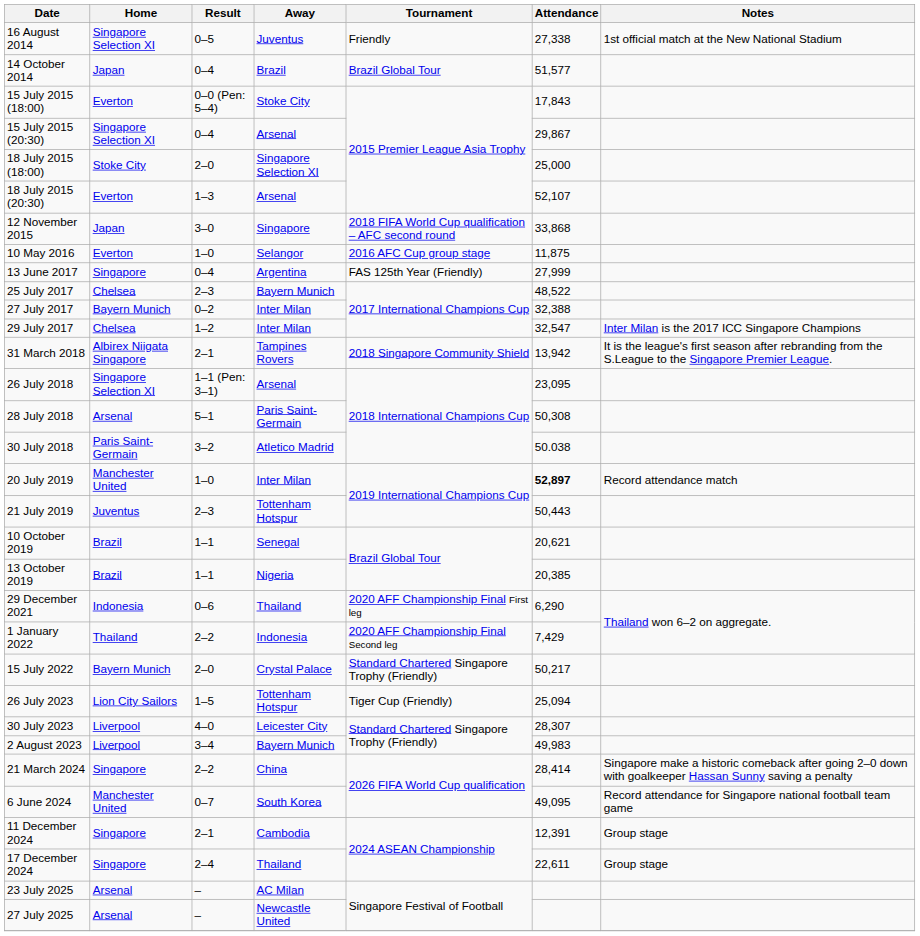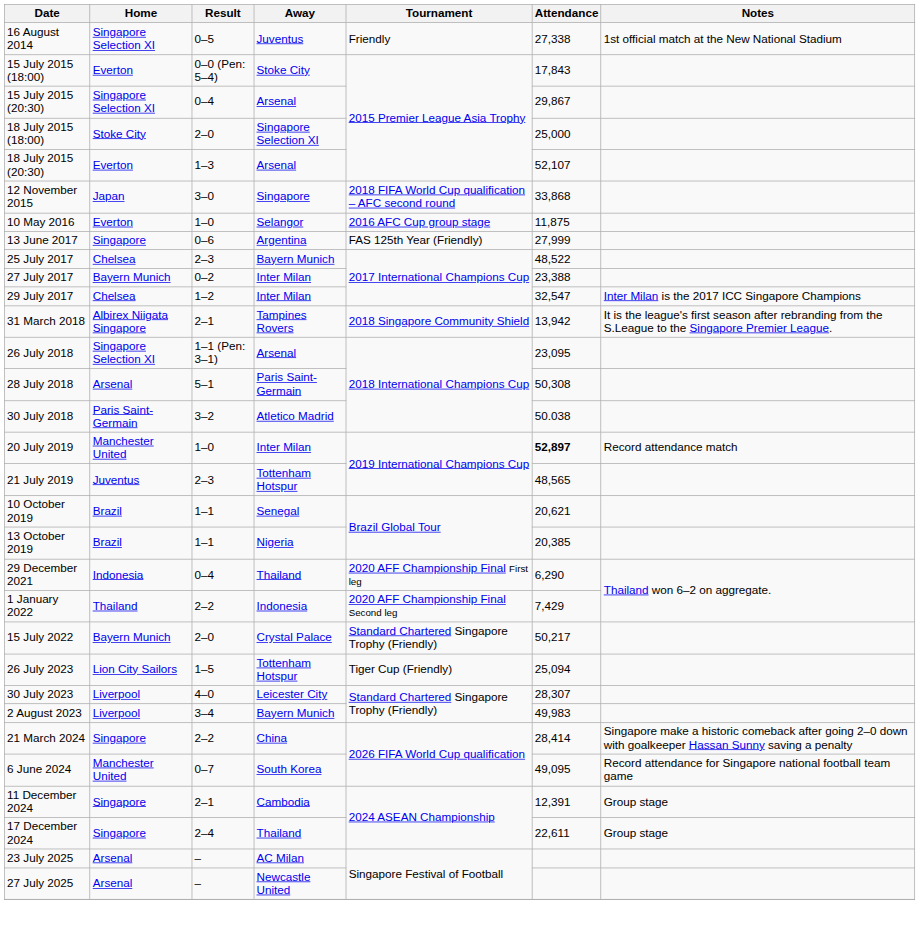- row: (36, 70)
(204, 272) 0–4 -> (204, 240) 0–6
(553, 309) 32,388 -> (553, 277) 23,388
(553, 511) 50,443 -> (553, 479) 48,565
(204, 606) 0–6 -> (204, 574) 0–4
